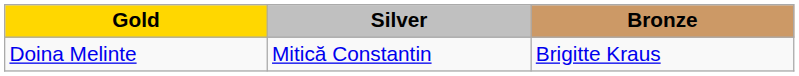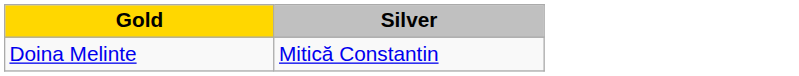- column: (662, 20)
